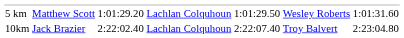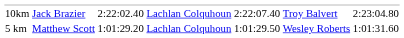rows swapped: (16, 13) <-> (17, 28)
